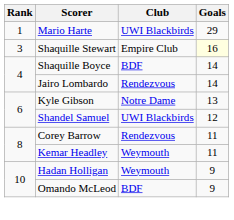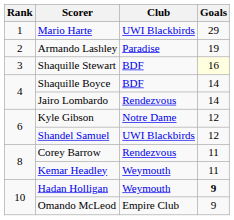+ row: (77, 48)
(149, 48) Empire Club -> (133, 65) BDF
(212, 100) 13 -> (214, 118) 12
(212, 170) normal -> (214, 188) bold
(132, 188) BDF -> (151, 205) Empire Club
